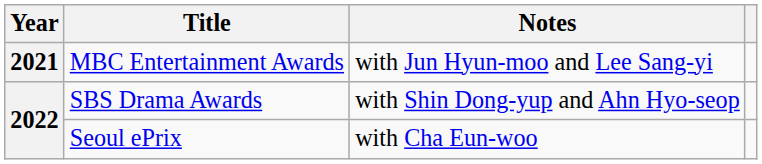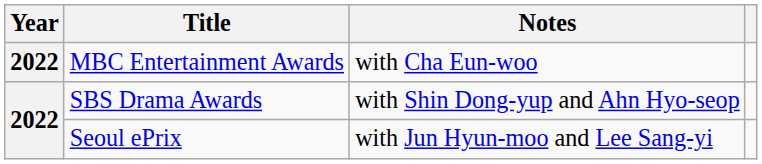(34, 61) 2021 -> (34, 61) 2022
(534, 61) with Jun Hyun-moo and Lee Sang-yi -> (446, 61) with Cha Eun-woo
(446, 138) with Cha Eun-woo -> (534, 138) with Jun Hyun-moo and Lee Sang-yi
